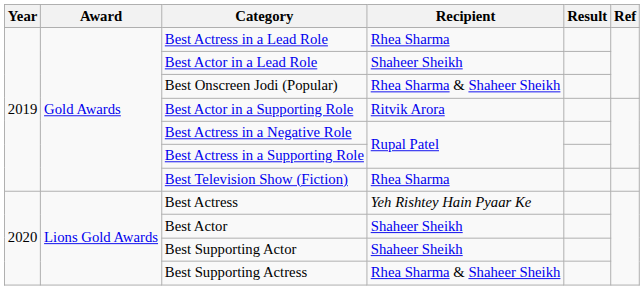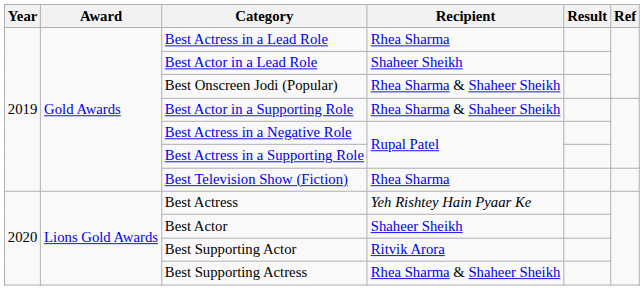(408, 109) Ritvik Arora -> (466, 109) Rhea Sharma & Shaheer Sheikh
(417, 249) Shaheer Sheikh -> (408, 249) Ritvik Arora
